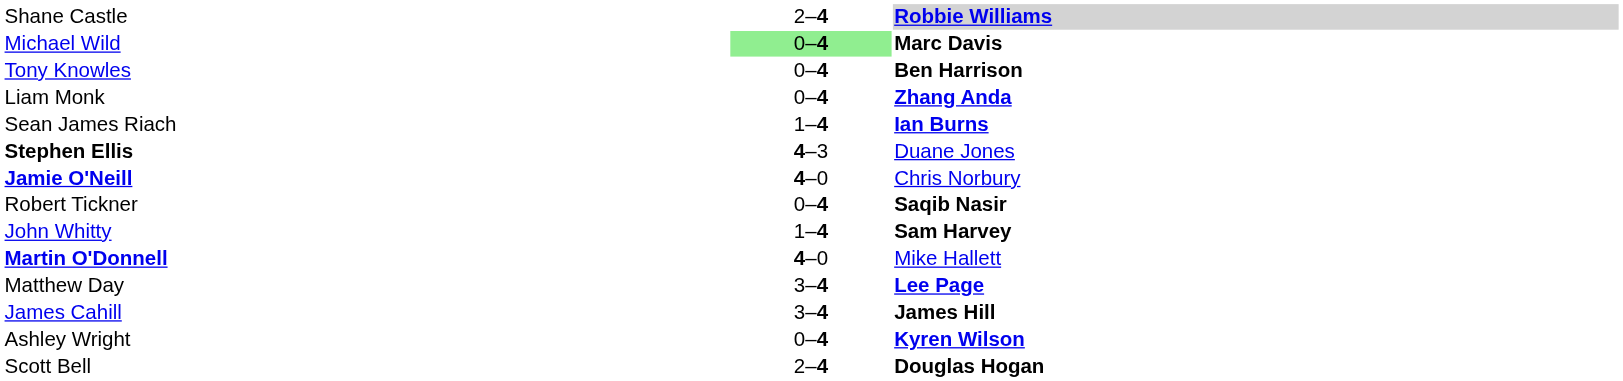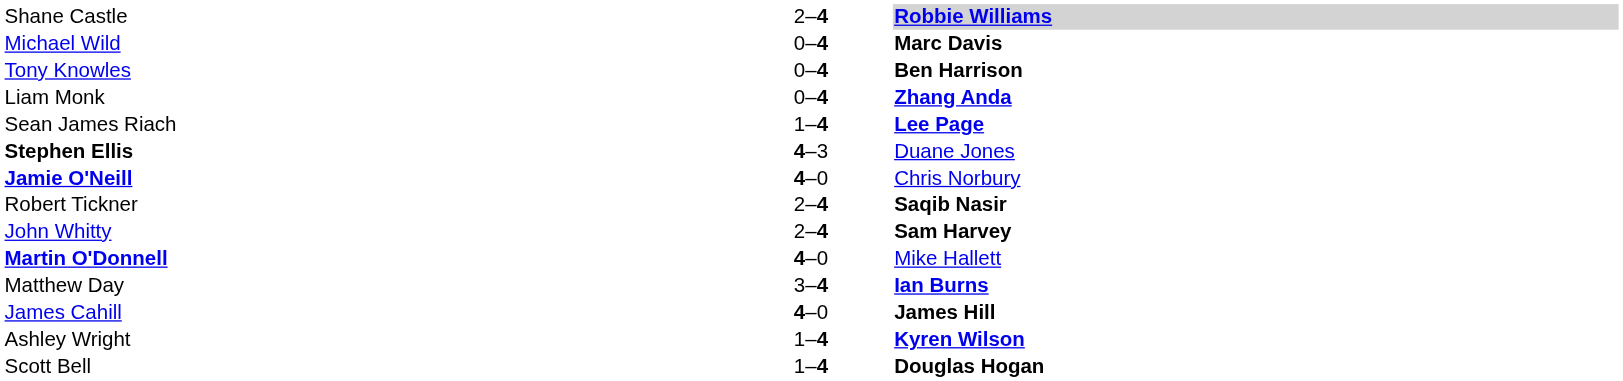(811, 43) lightgreen background -> (811, 43) no background
(941, 124) Ian Burns -> (939, 124) Lee Page
(811, 204) 0–4 -> (811, 204) 2–4
(811, 231) 1–4 -> (811, 231) 2–4
(939, 285) Lee Page -> (941, 285) Ian Burns
(811, 312) 3–4 -> (811, 312) 4–0
(811, 339) 0–4 -> (811, 339) 1–4
(811, 366) 2–4 -> (811, 366) 1–4
